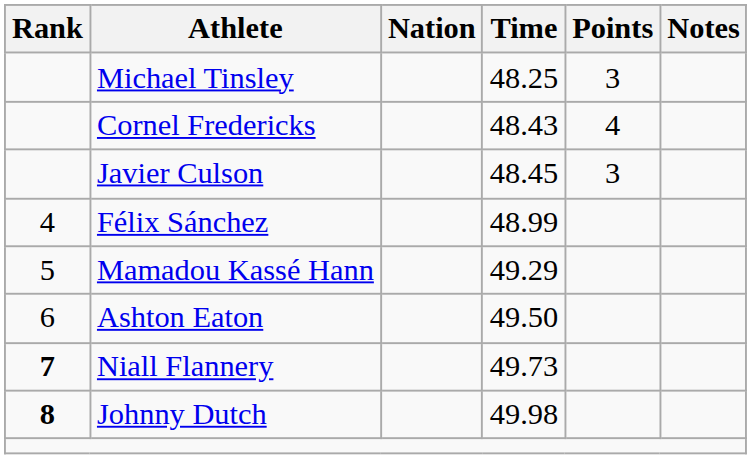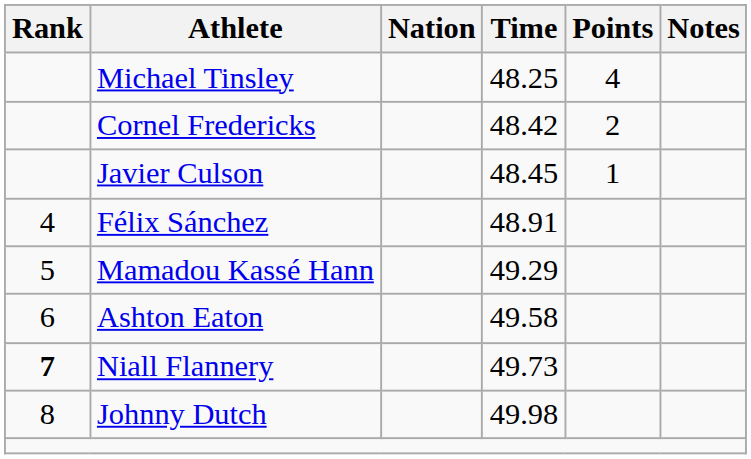(613, 76) 3 -> (613, 76) 4
(524, 125) 48.43 -> (524, 125) 48.42
(613, 125) 4 -> (613, 125) 2
(613, 173) 3 -> (613, 173) 1
(524, 221) 48.99 -> (524, 221) 48.91
(524, 317) 49.50 -> (524, 317) 49.58
(47, 414) bold -> (47, 414) normal
